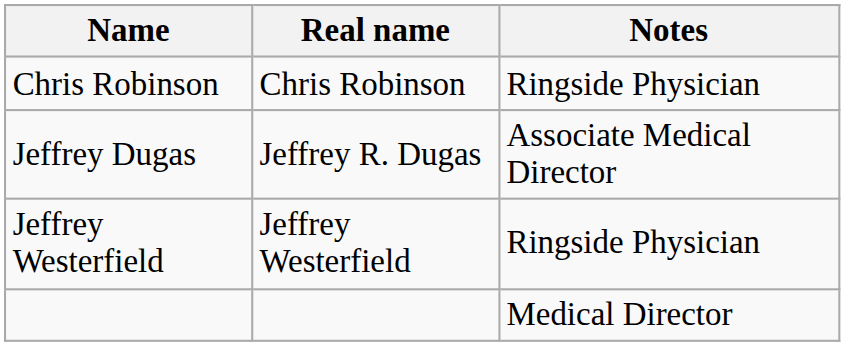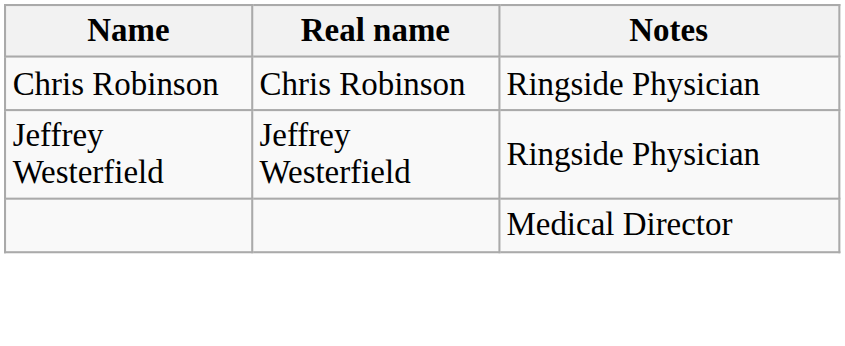- row: (104, 153)
